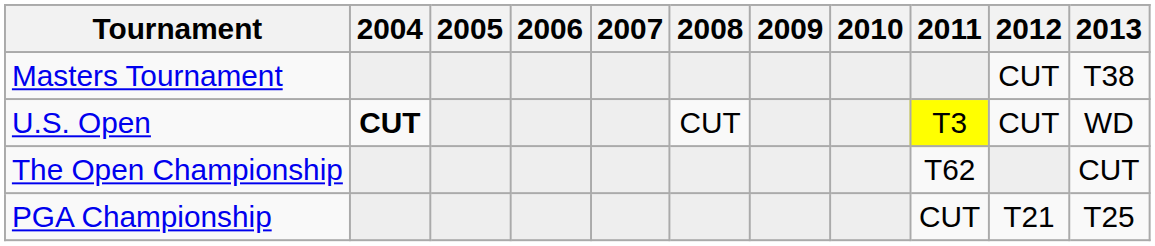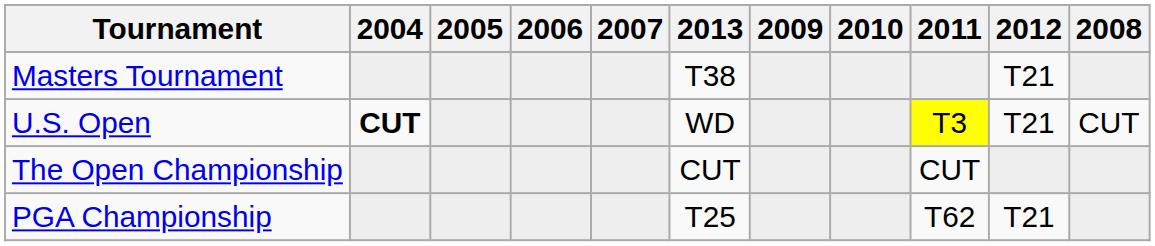columns swapped: (710, 29) <-> (1109, 29)
(1029, 76) CUT -> (1029, 76) T21
(1029, 123) CUT -> (1029, 123) T21
(950, 170) T62 -> (950, 170) CUT
(950, 217) CUT -> (950, 217) T62
